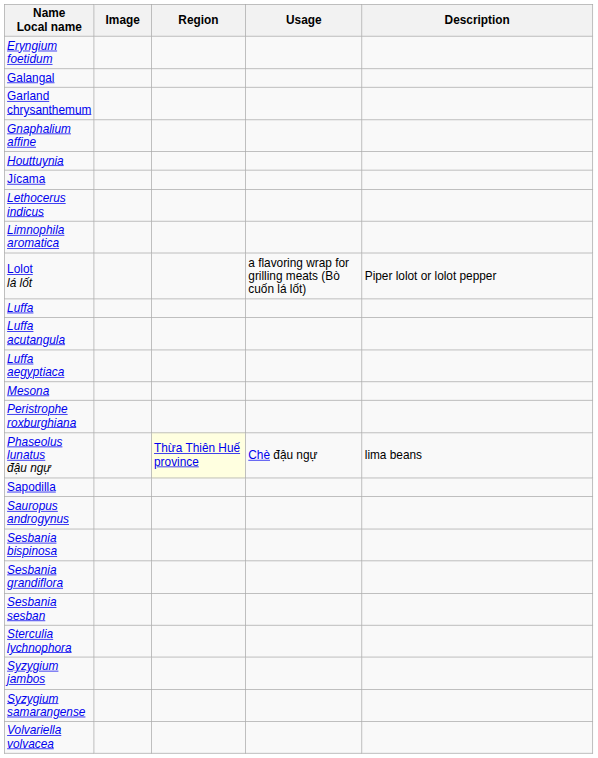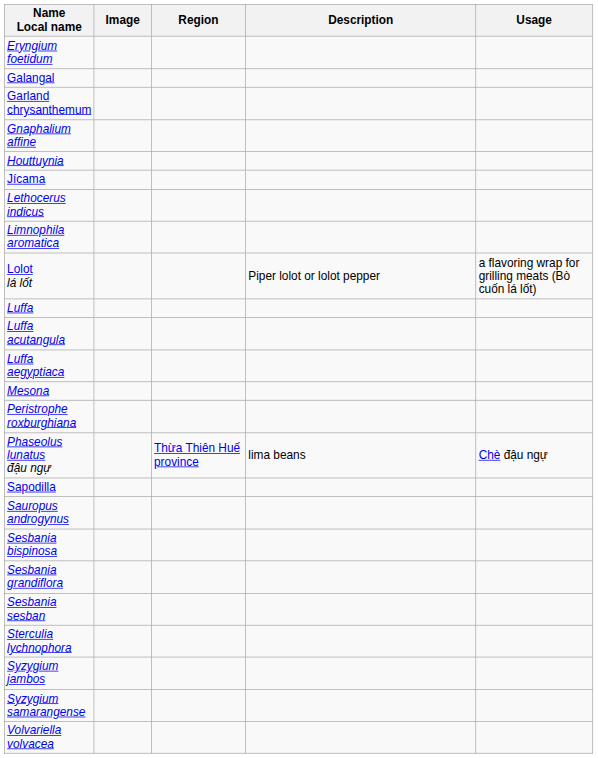columns swapped: (304, 20) <-> (477, 20)
(197, 455) lightyellow background -> (197, 455) no background
